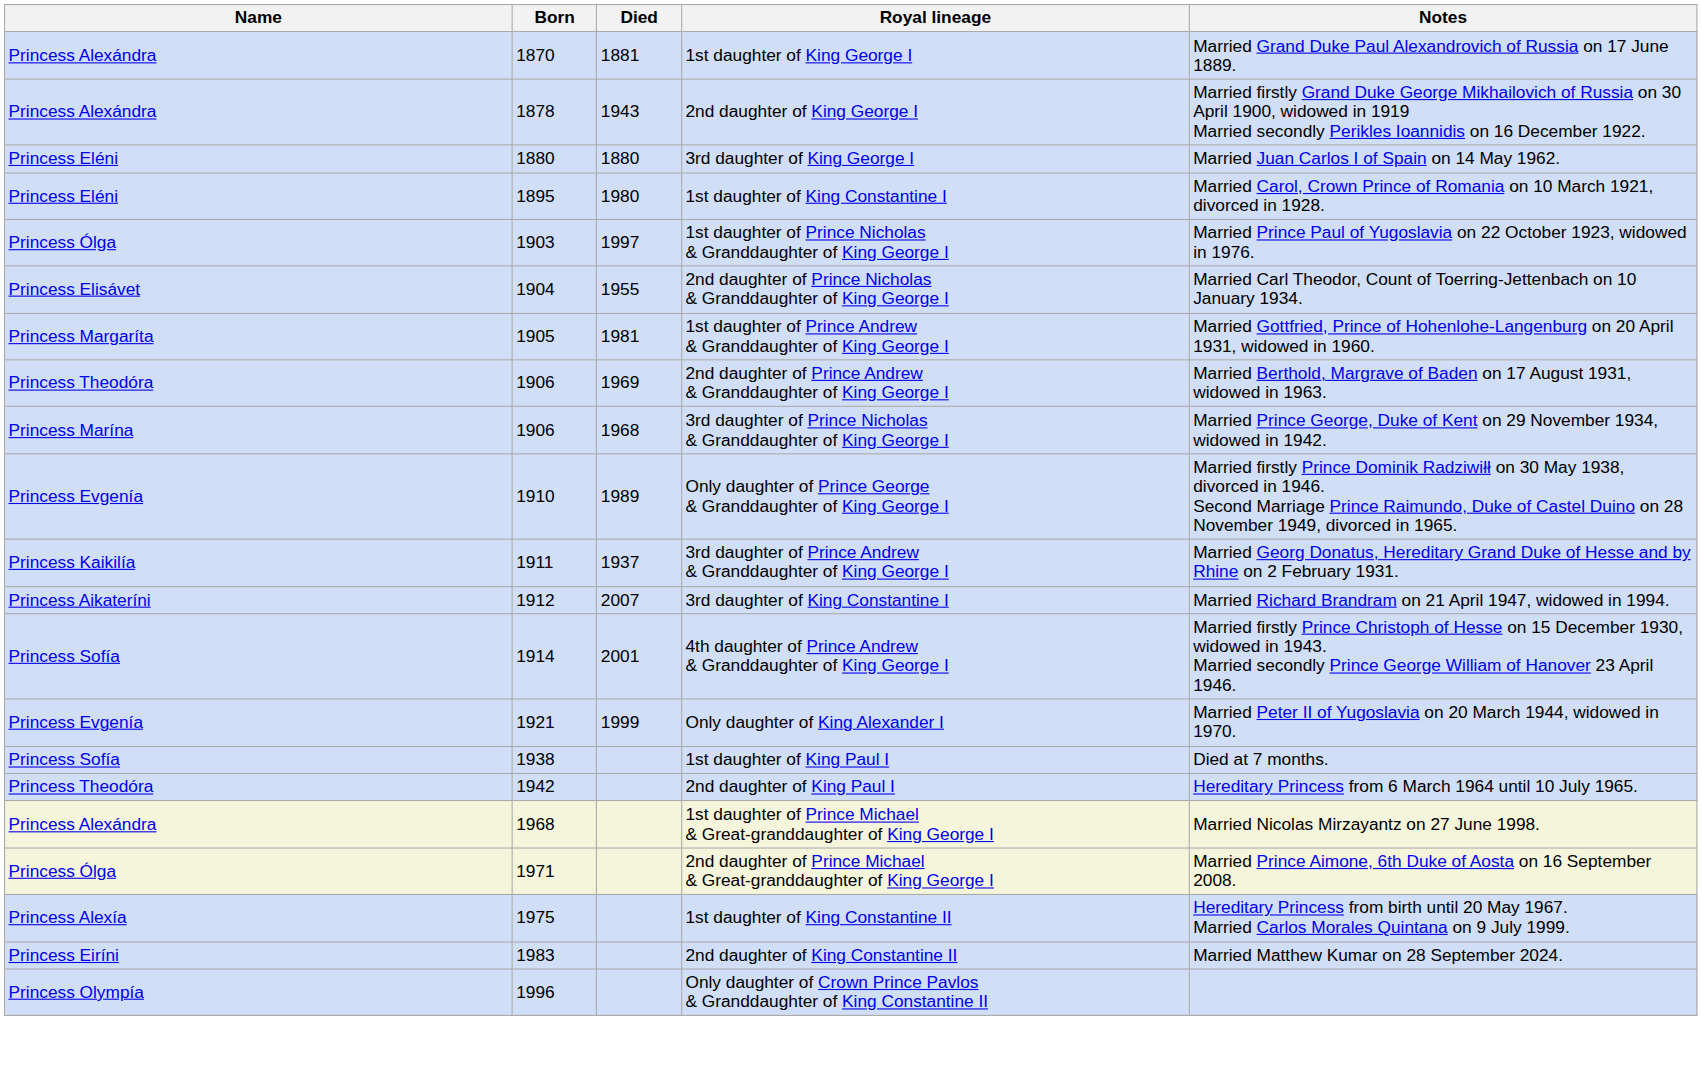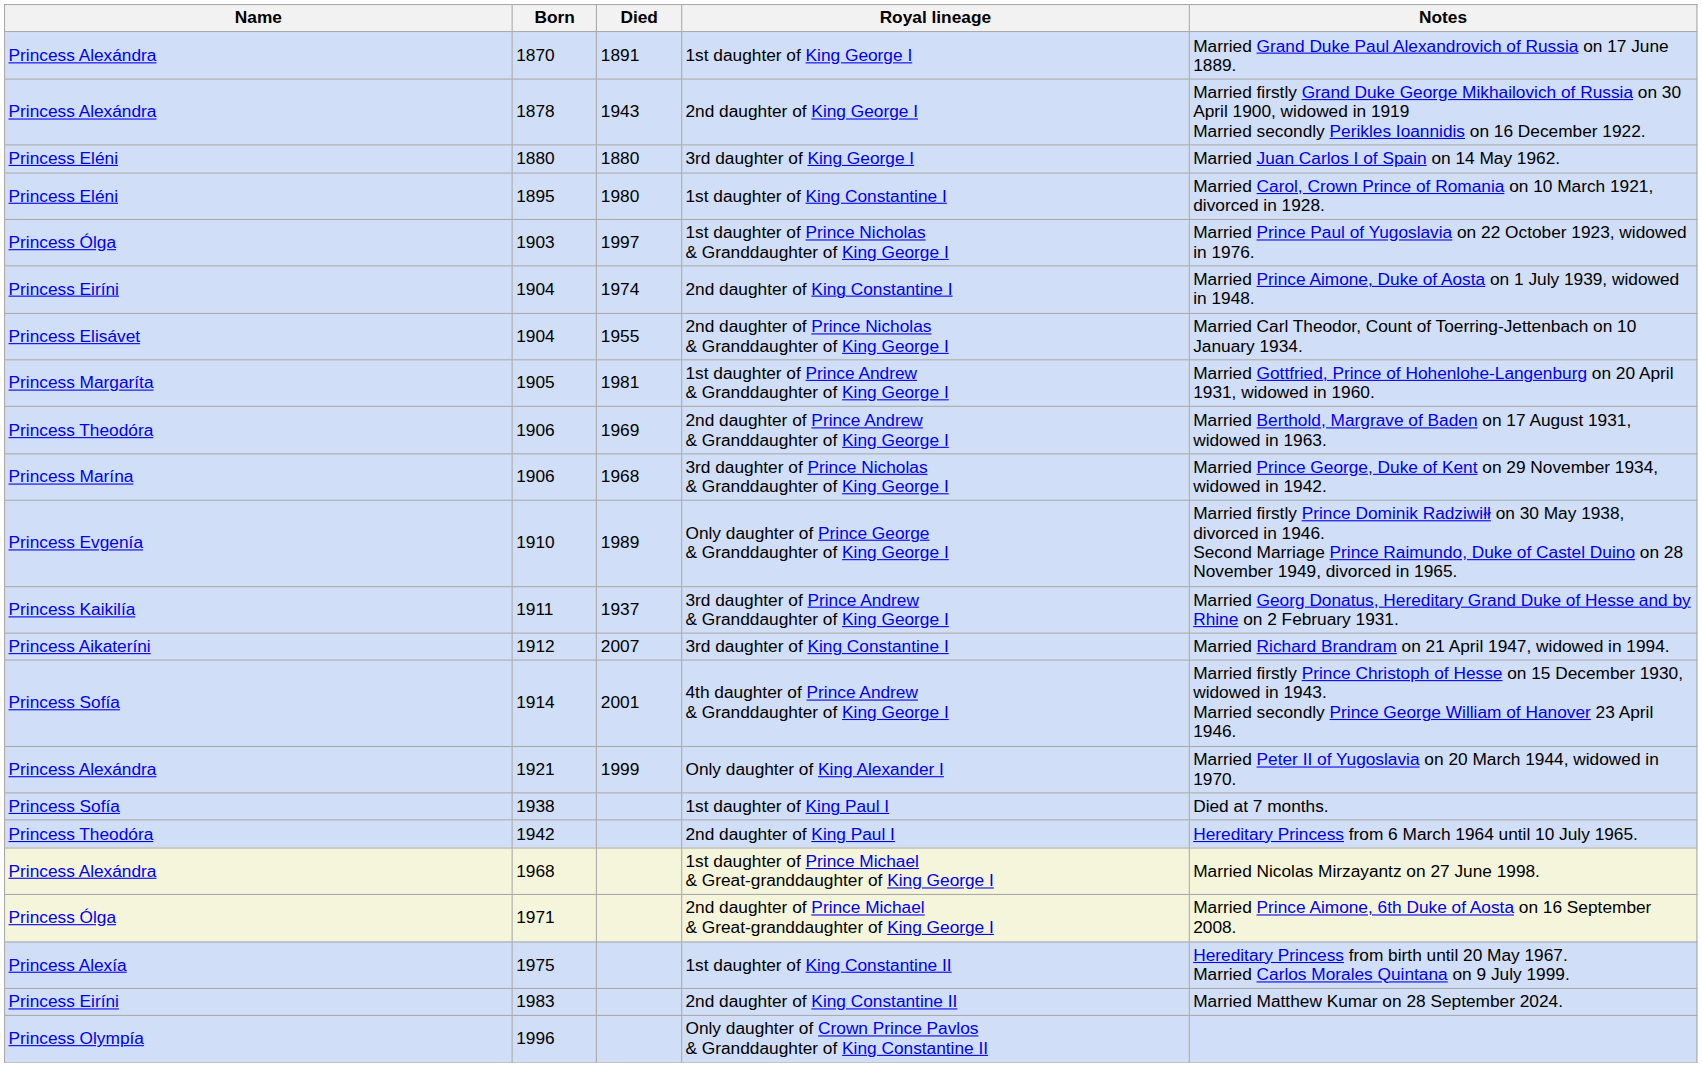(620, 55) 1881 -> (620, 55) 1891
+ row: (819, 289)
(76, 722) Princess Evgenía -> (82, 769) Princess Alexándra
